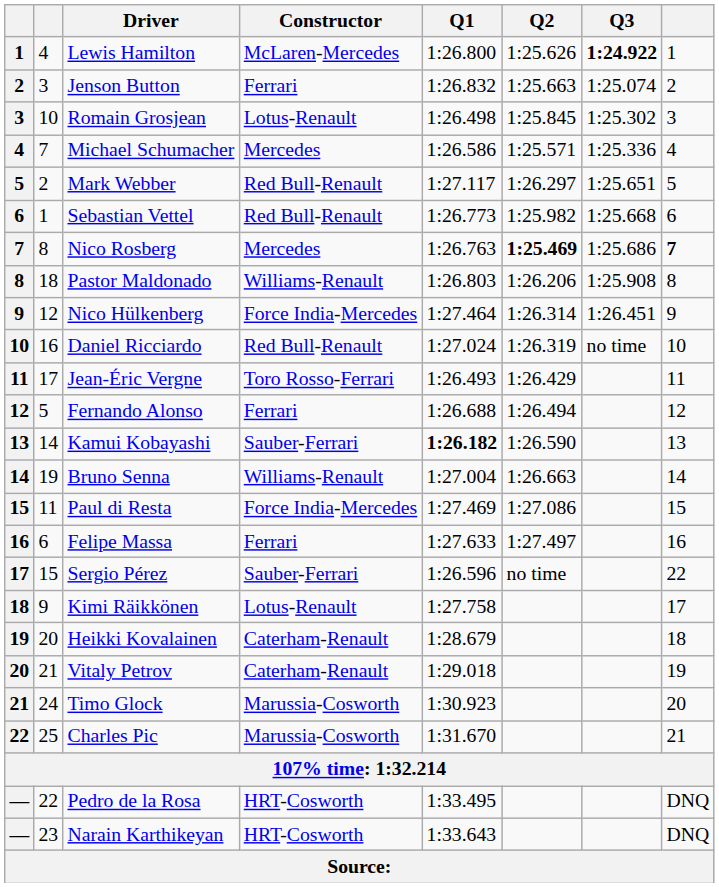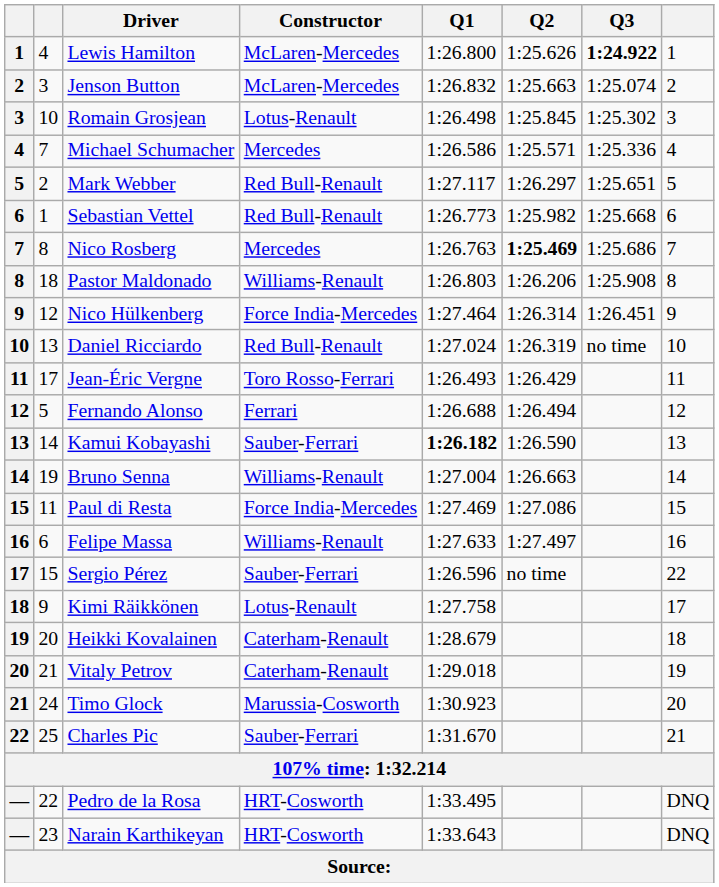(271, 85) Ferrari -> (321, 85) McLaren-Mercedes
(671, 248) bold -> (671, 248) normal
(48, 345) 16 -> (48, 345) 13
(271, 540) Ferrari -> (313, 540) Williams-Renault
(322, 736) Marussia-Cosworth -> (301, 736) Sauber-Ferrari
